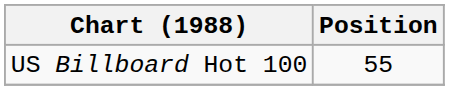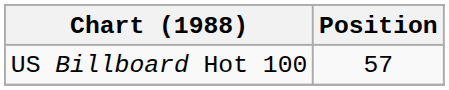(378, 65) 55 -> (378, 65) 57
